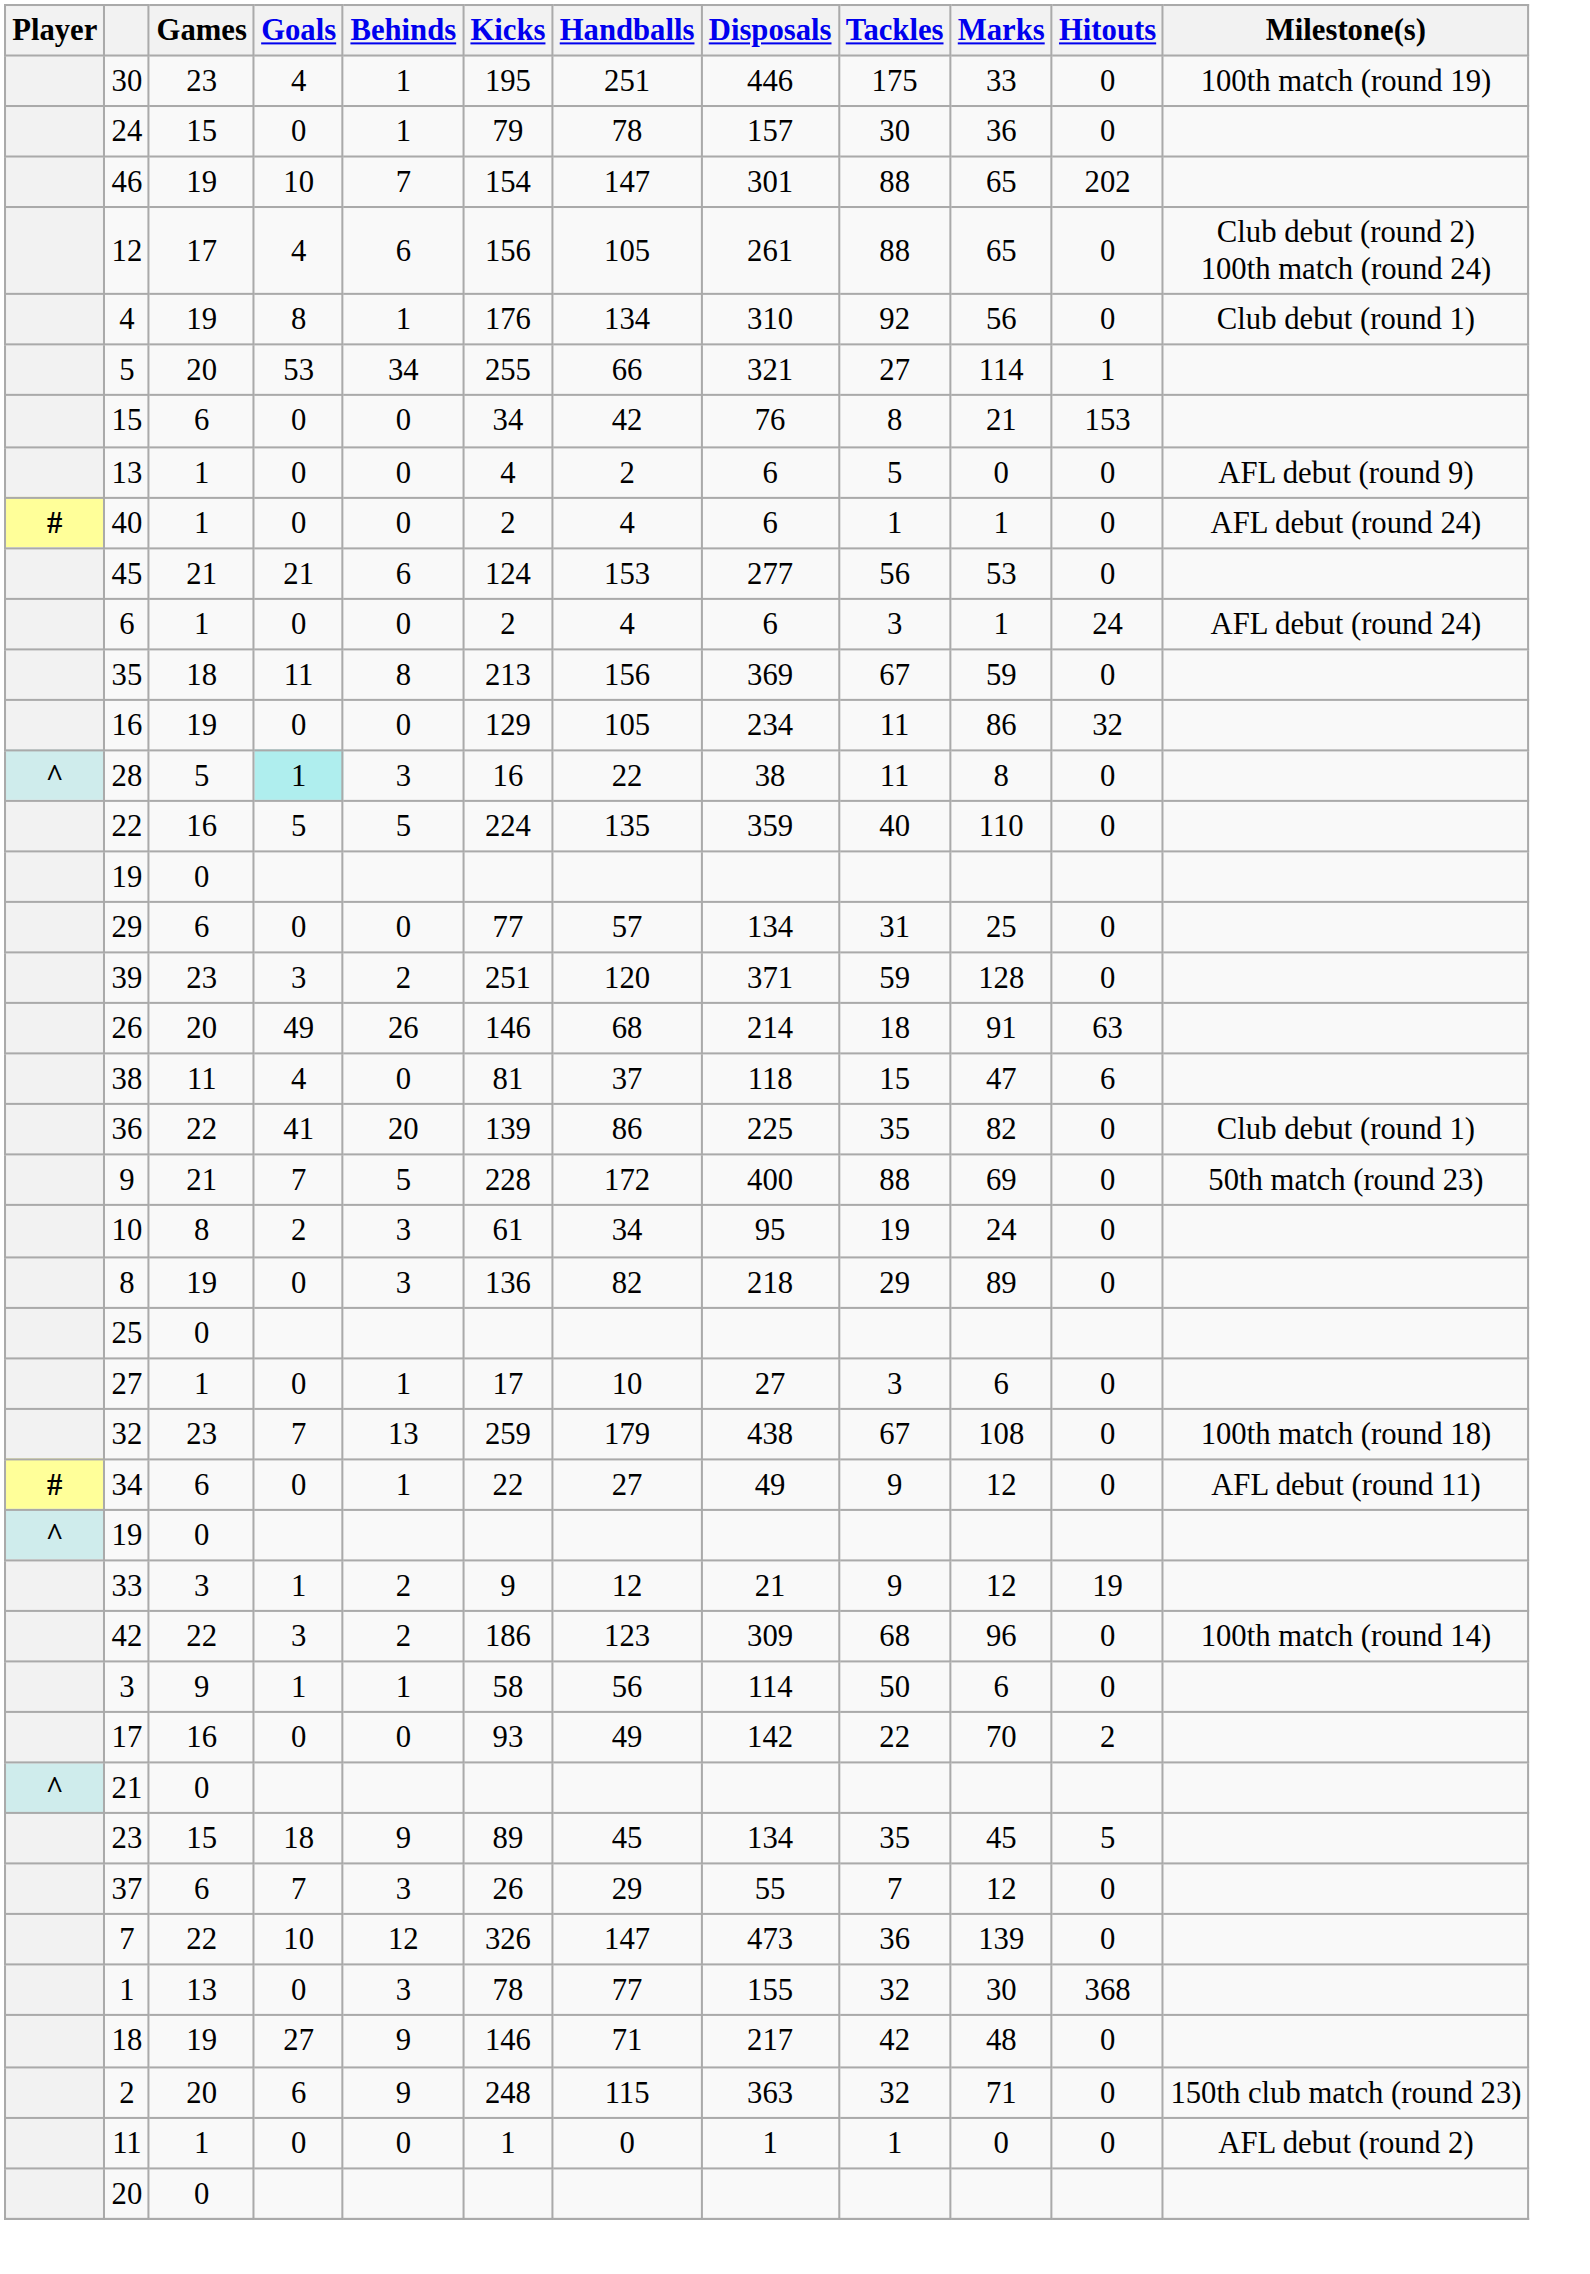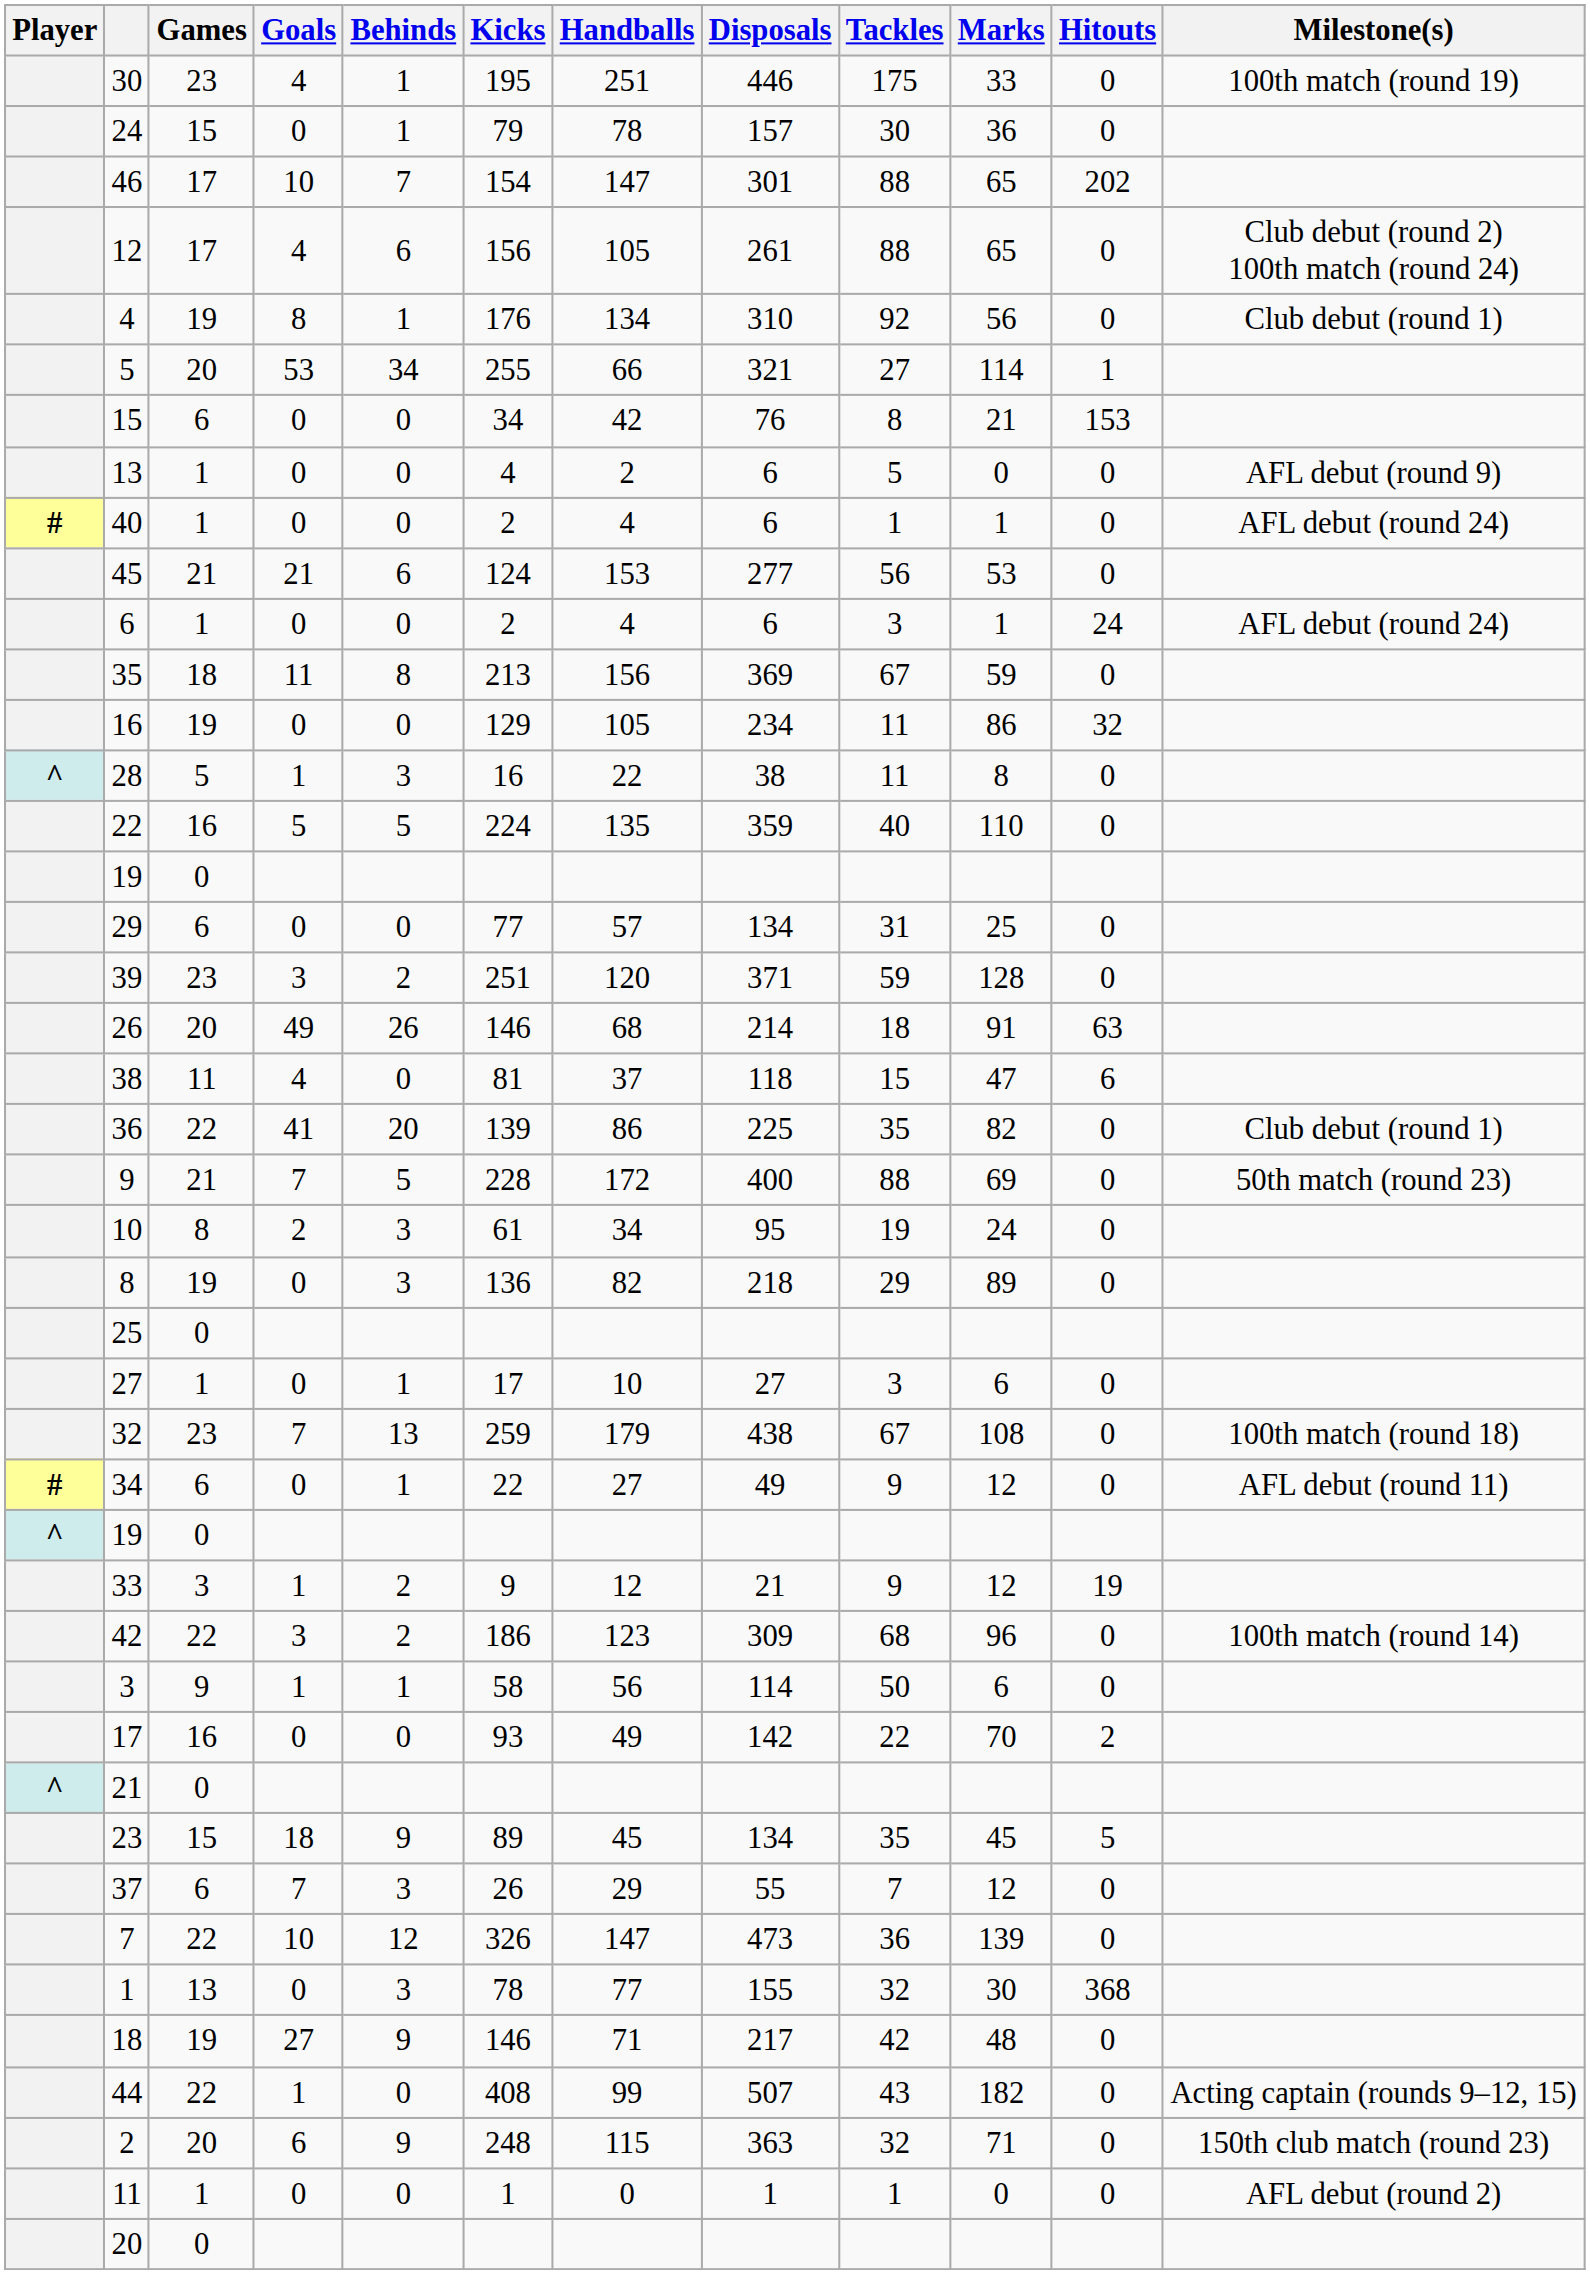(202, 181) 19 -> (202, 181) 17
(299, 775) paleturquoise background -> (299, 775) no background
+ row: (55, 2092)
